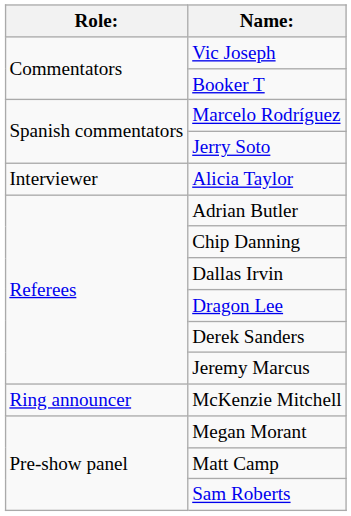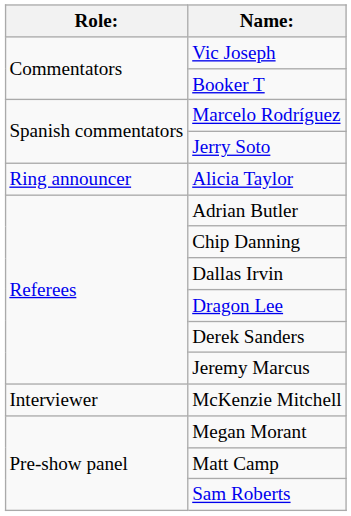(54, 178) Interviewer -> (70, 178) Ring announcer
(70, 399) Ring announcer -> (54, 399) Interviewer
